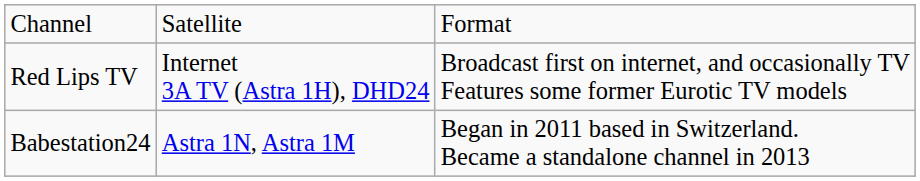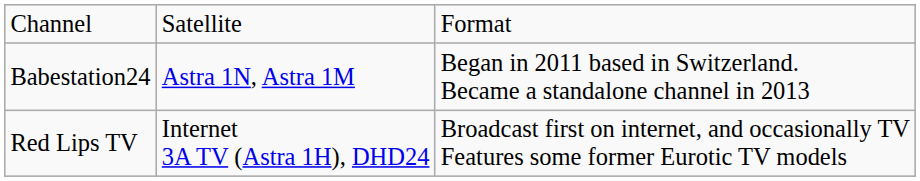rows swapped: (74, 76) <-> (80, 142)
